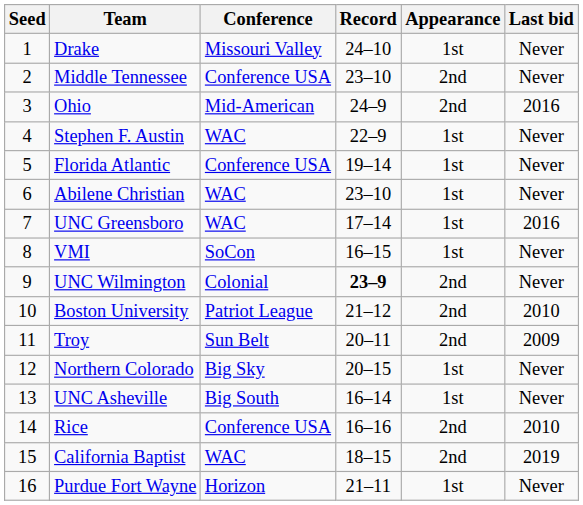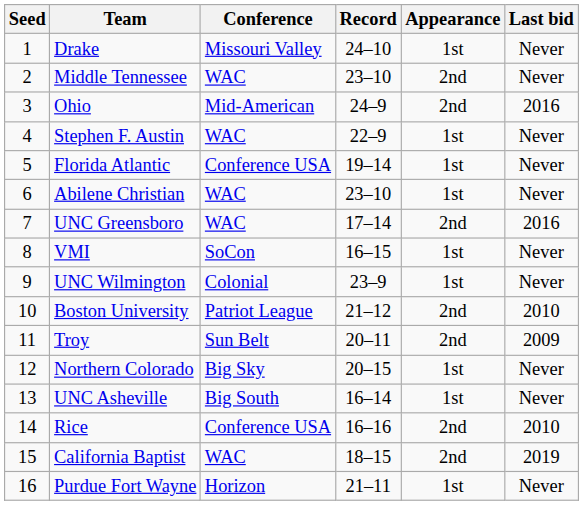(268, 77) Conference USA -> (225, 77) WAC
(453, 223) 1st -> (453, 223) 2nd
(368, 281) bold -> (368, 281) normal
(453, 281) 2nd -> (453, 281) 1st
